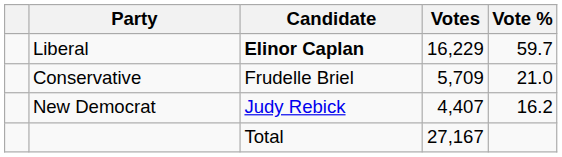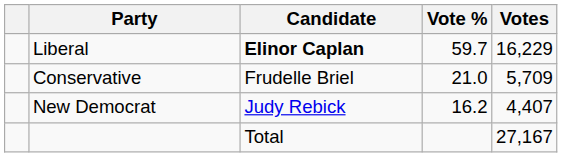columns swapped: (455, 19) <-> (523, 19)
